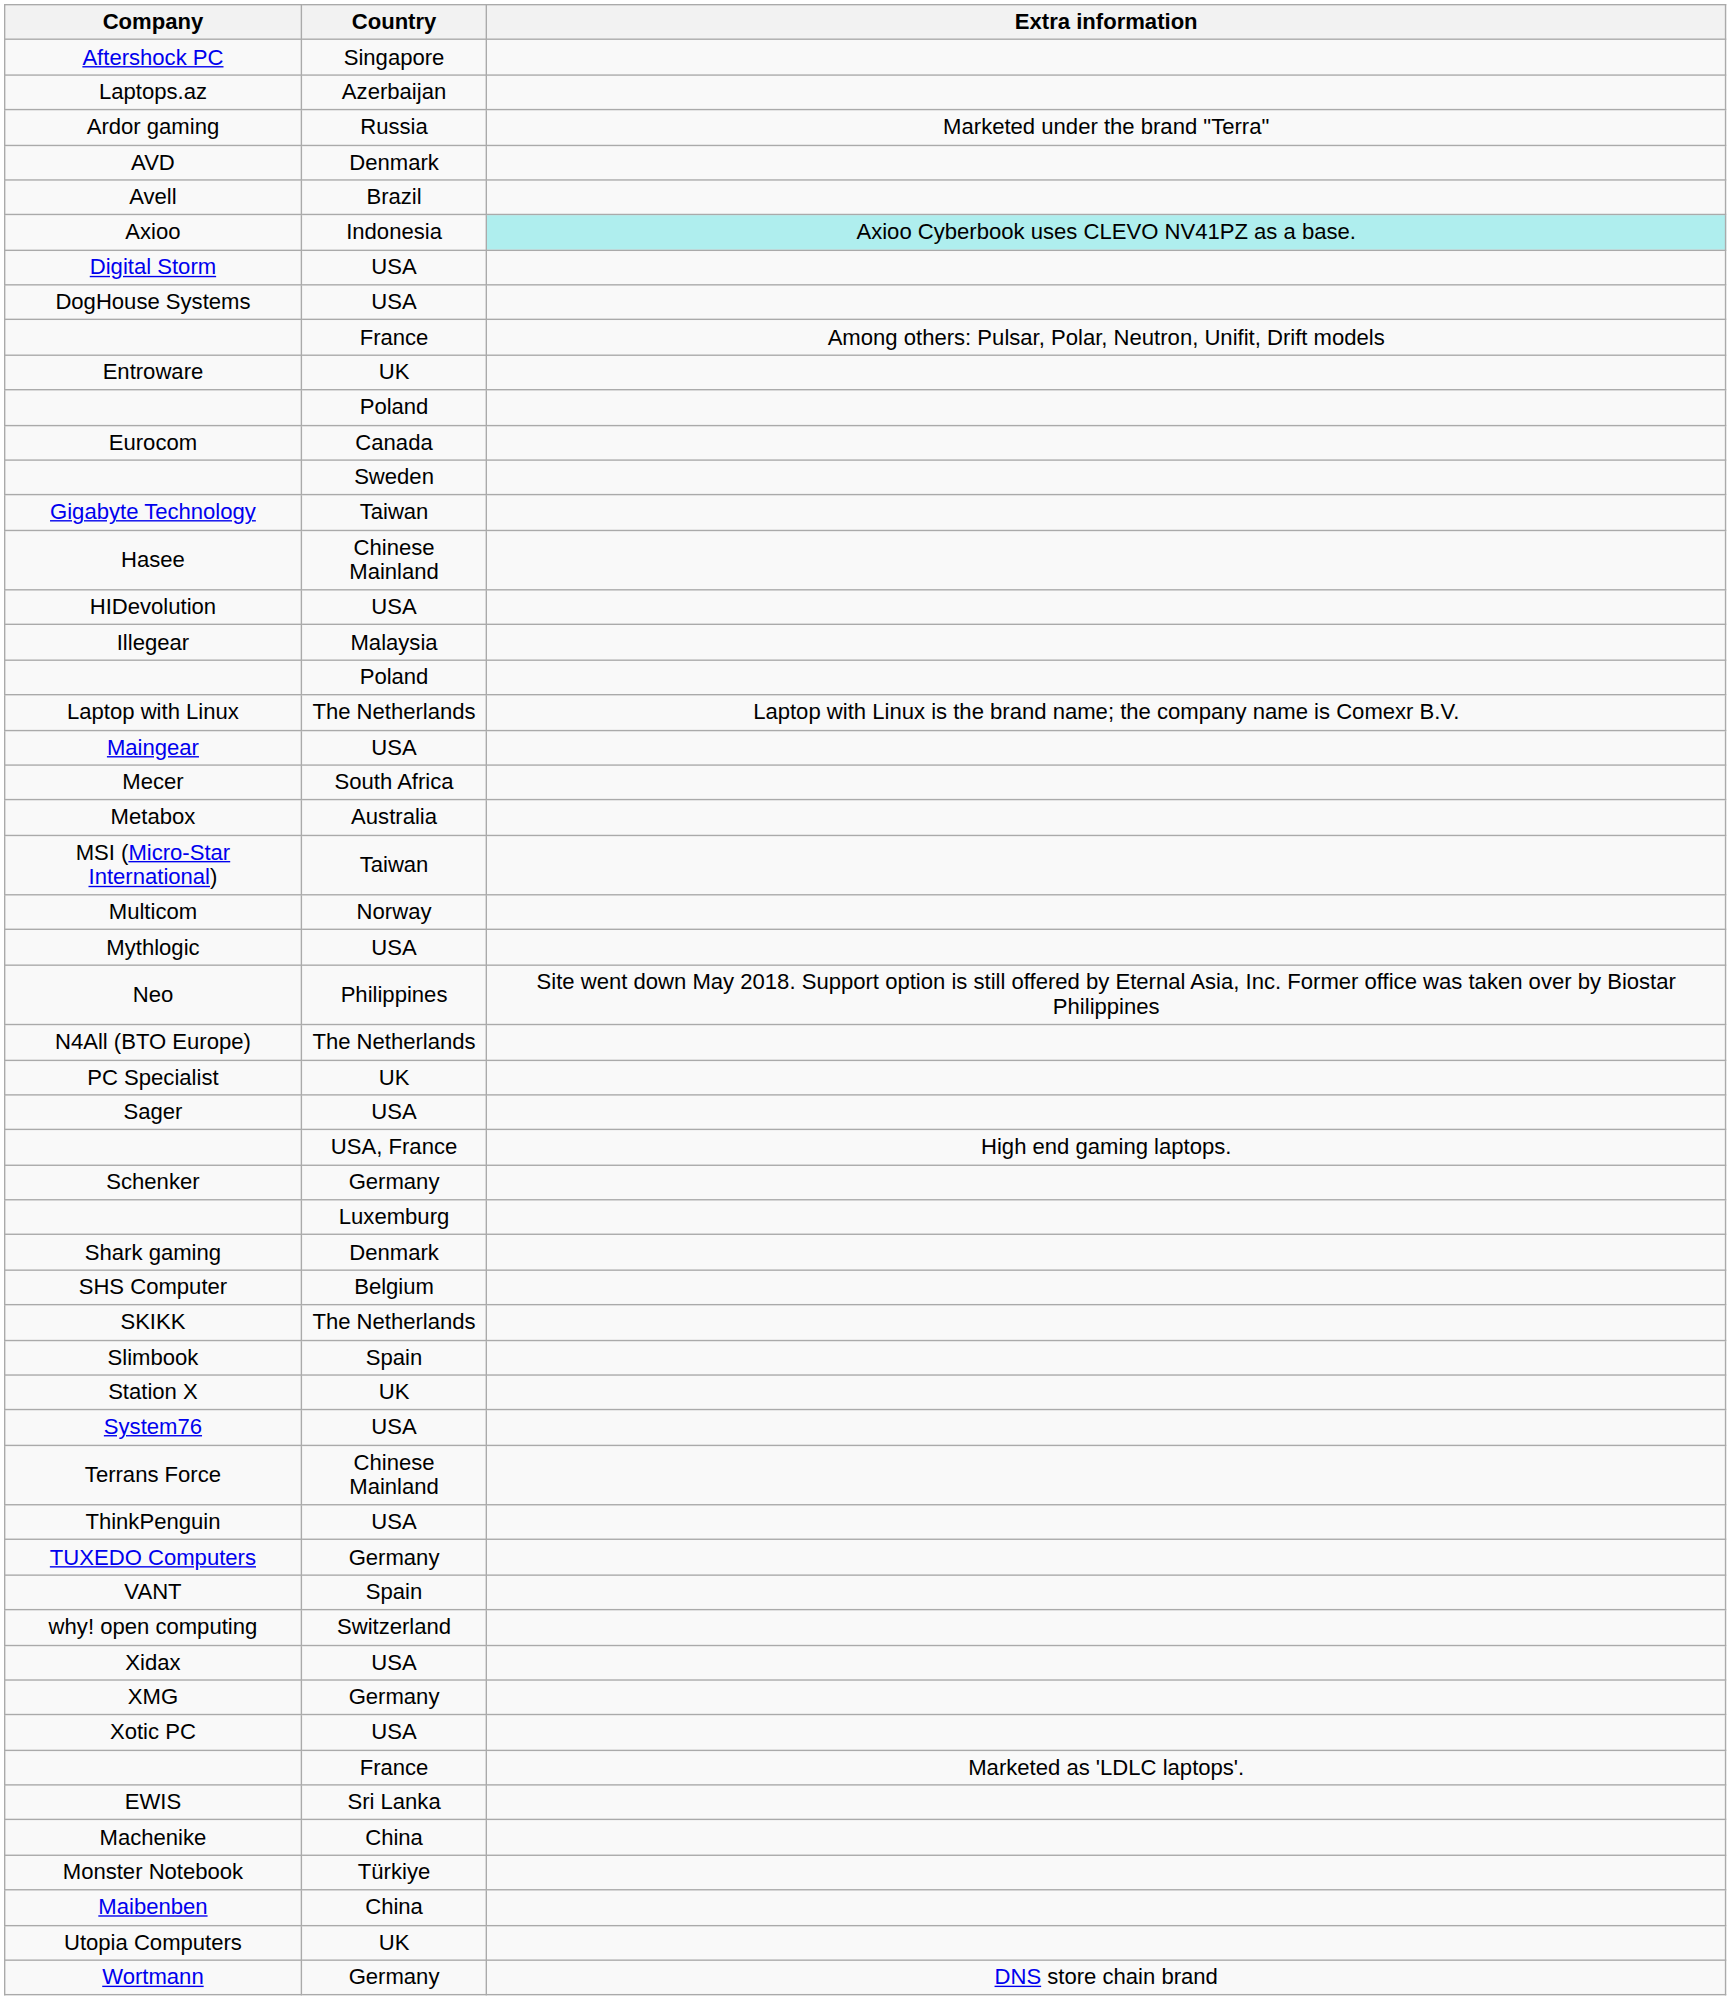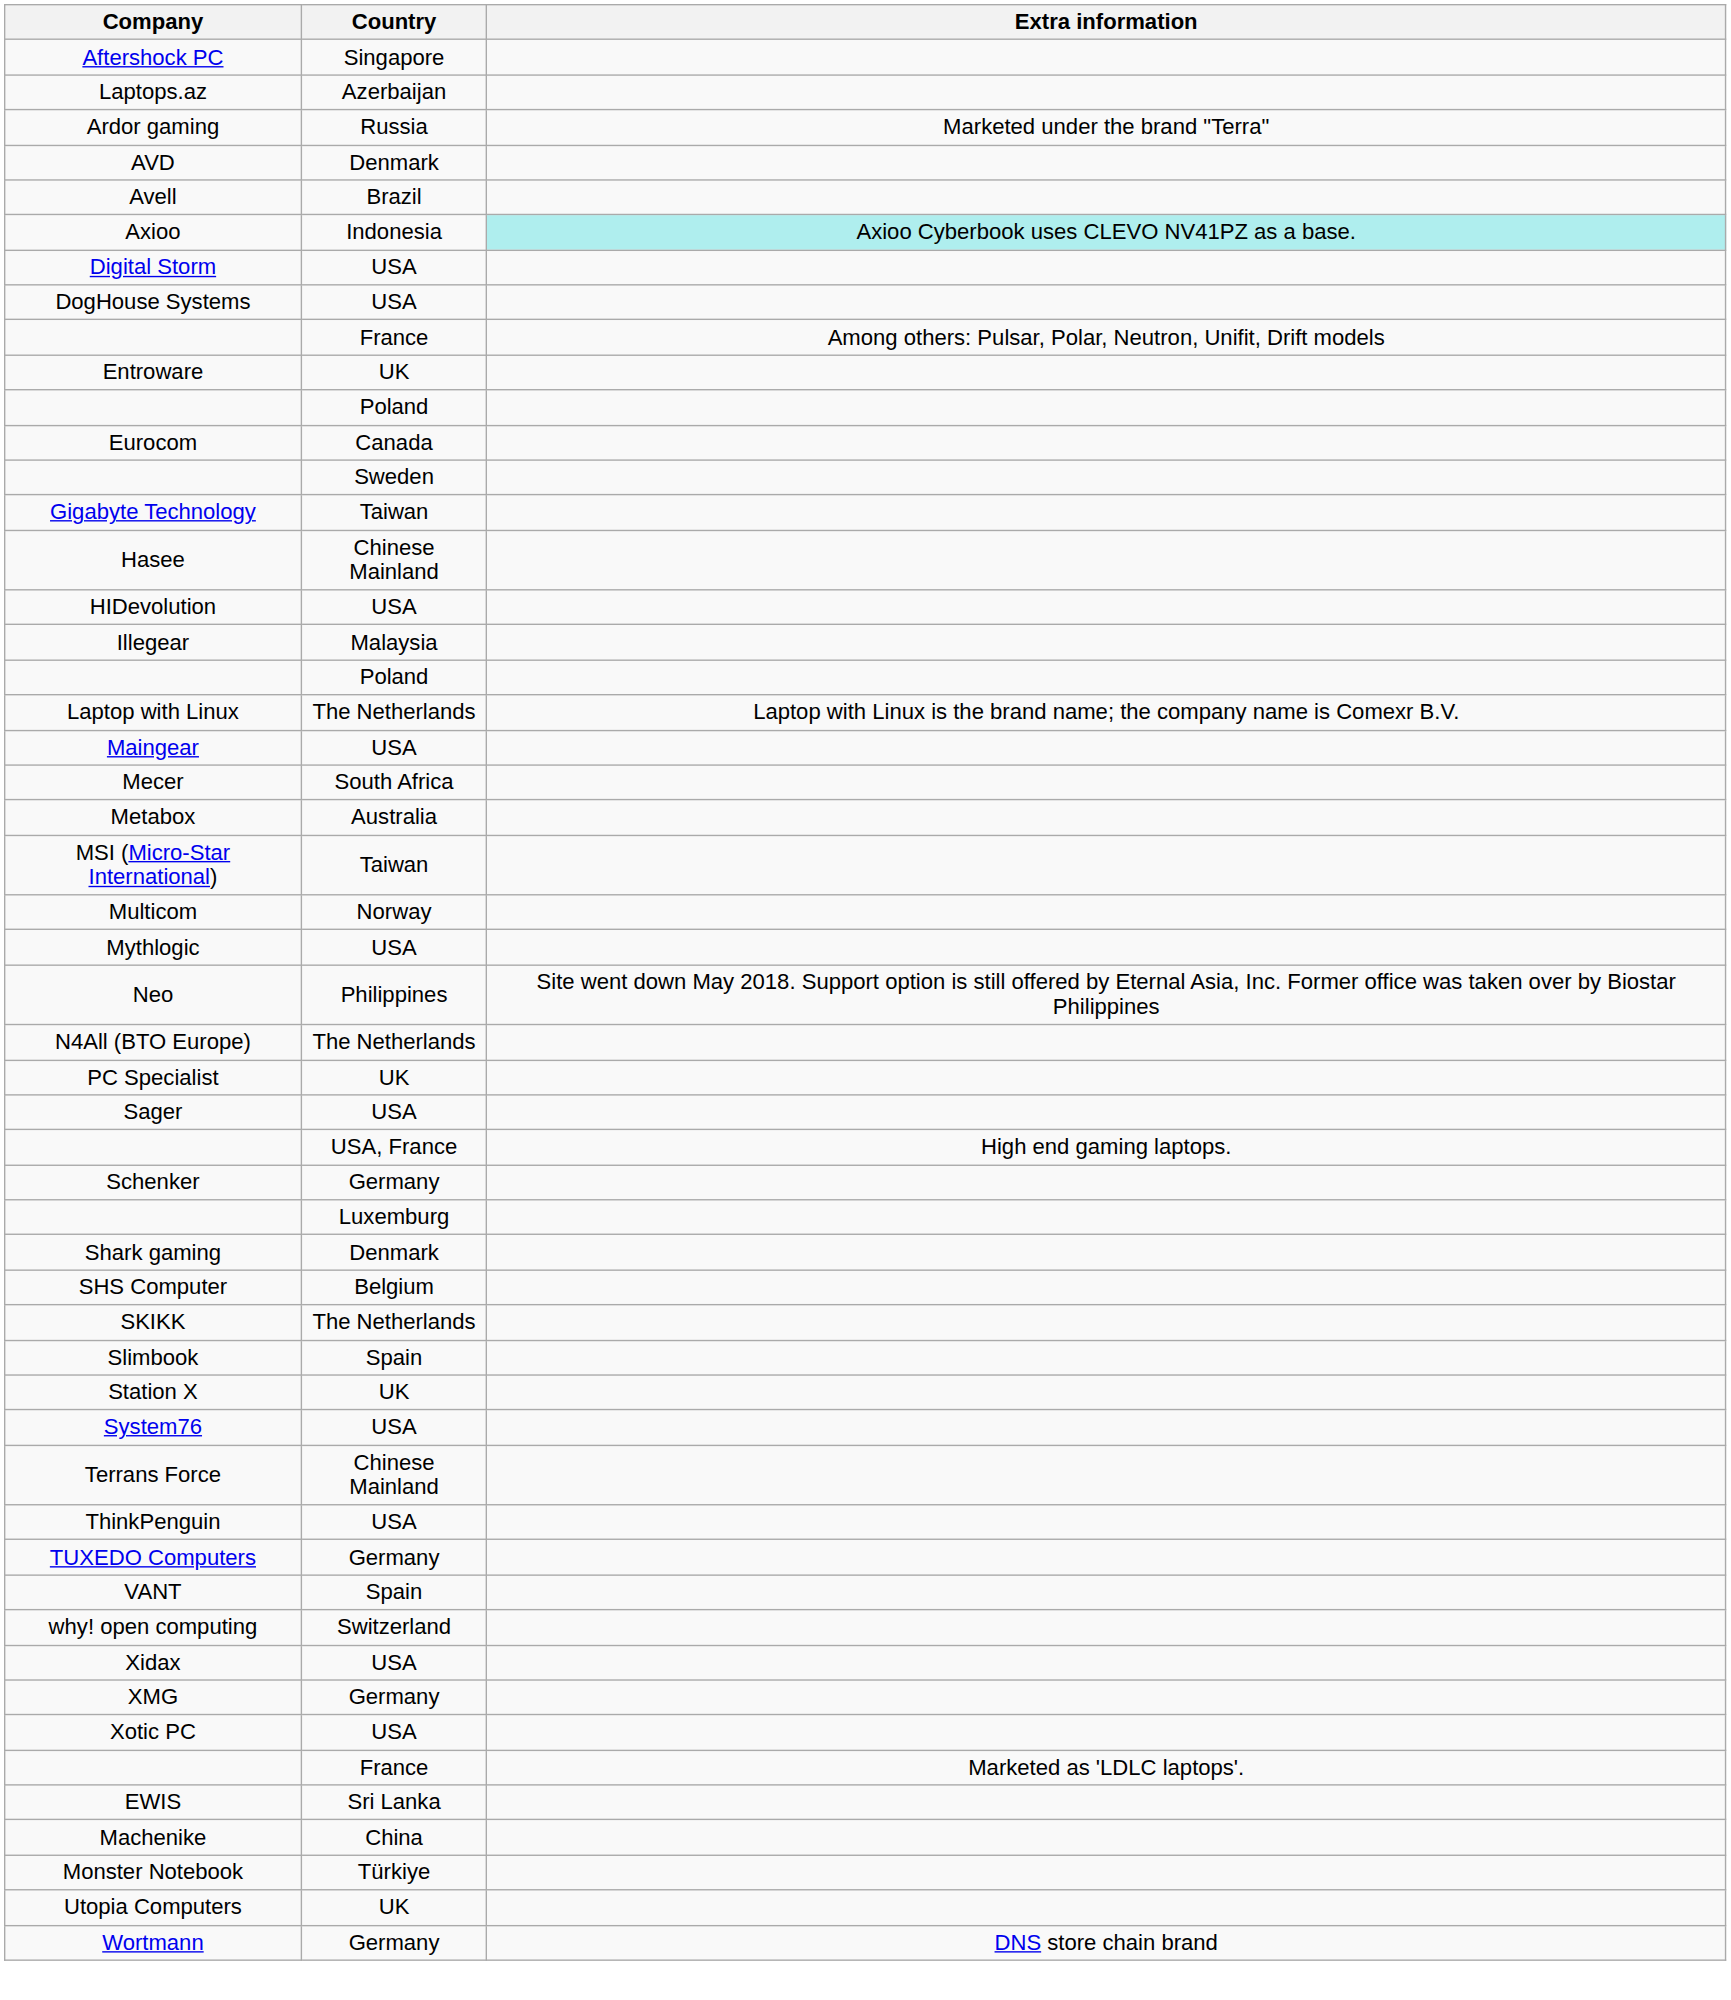- row: (153, 1907)
